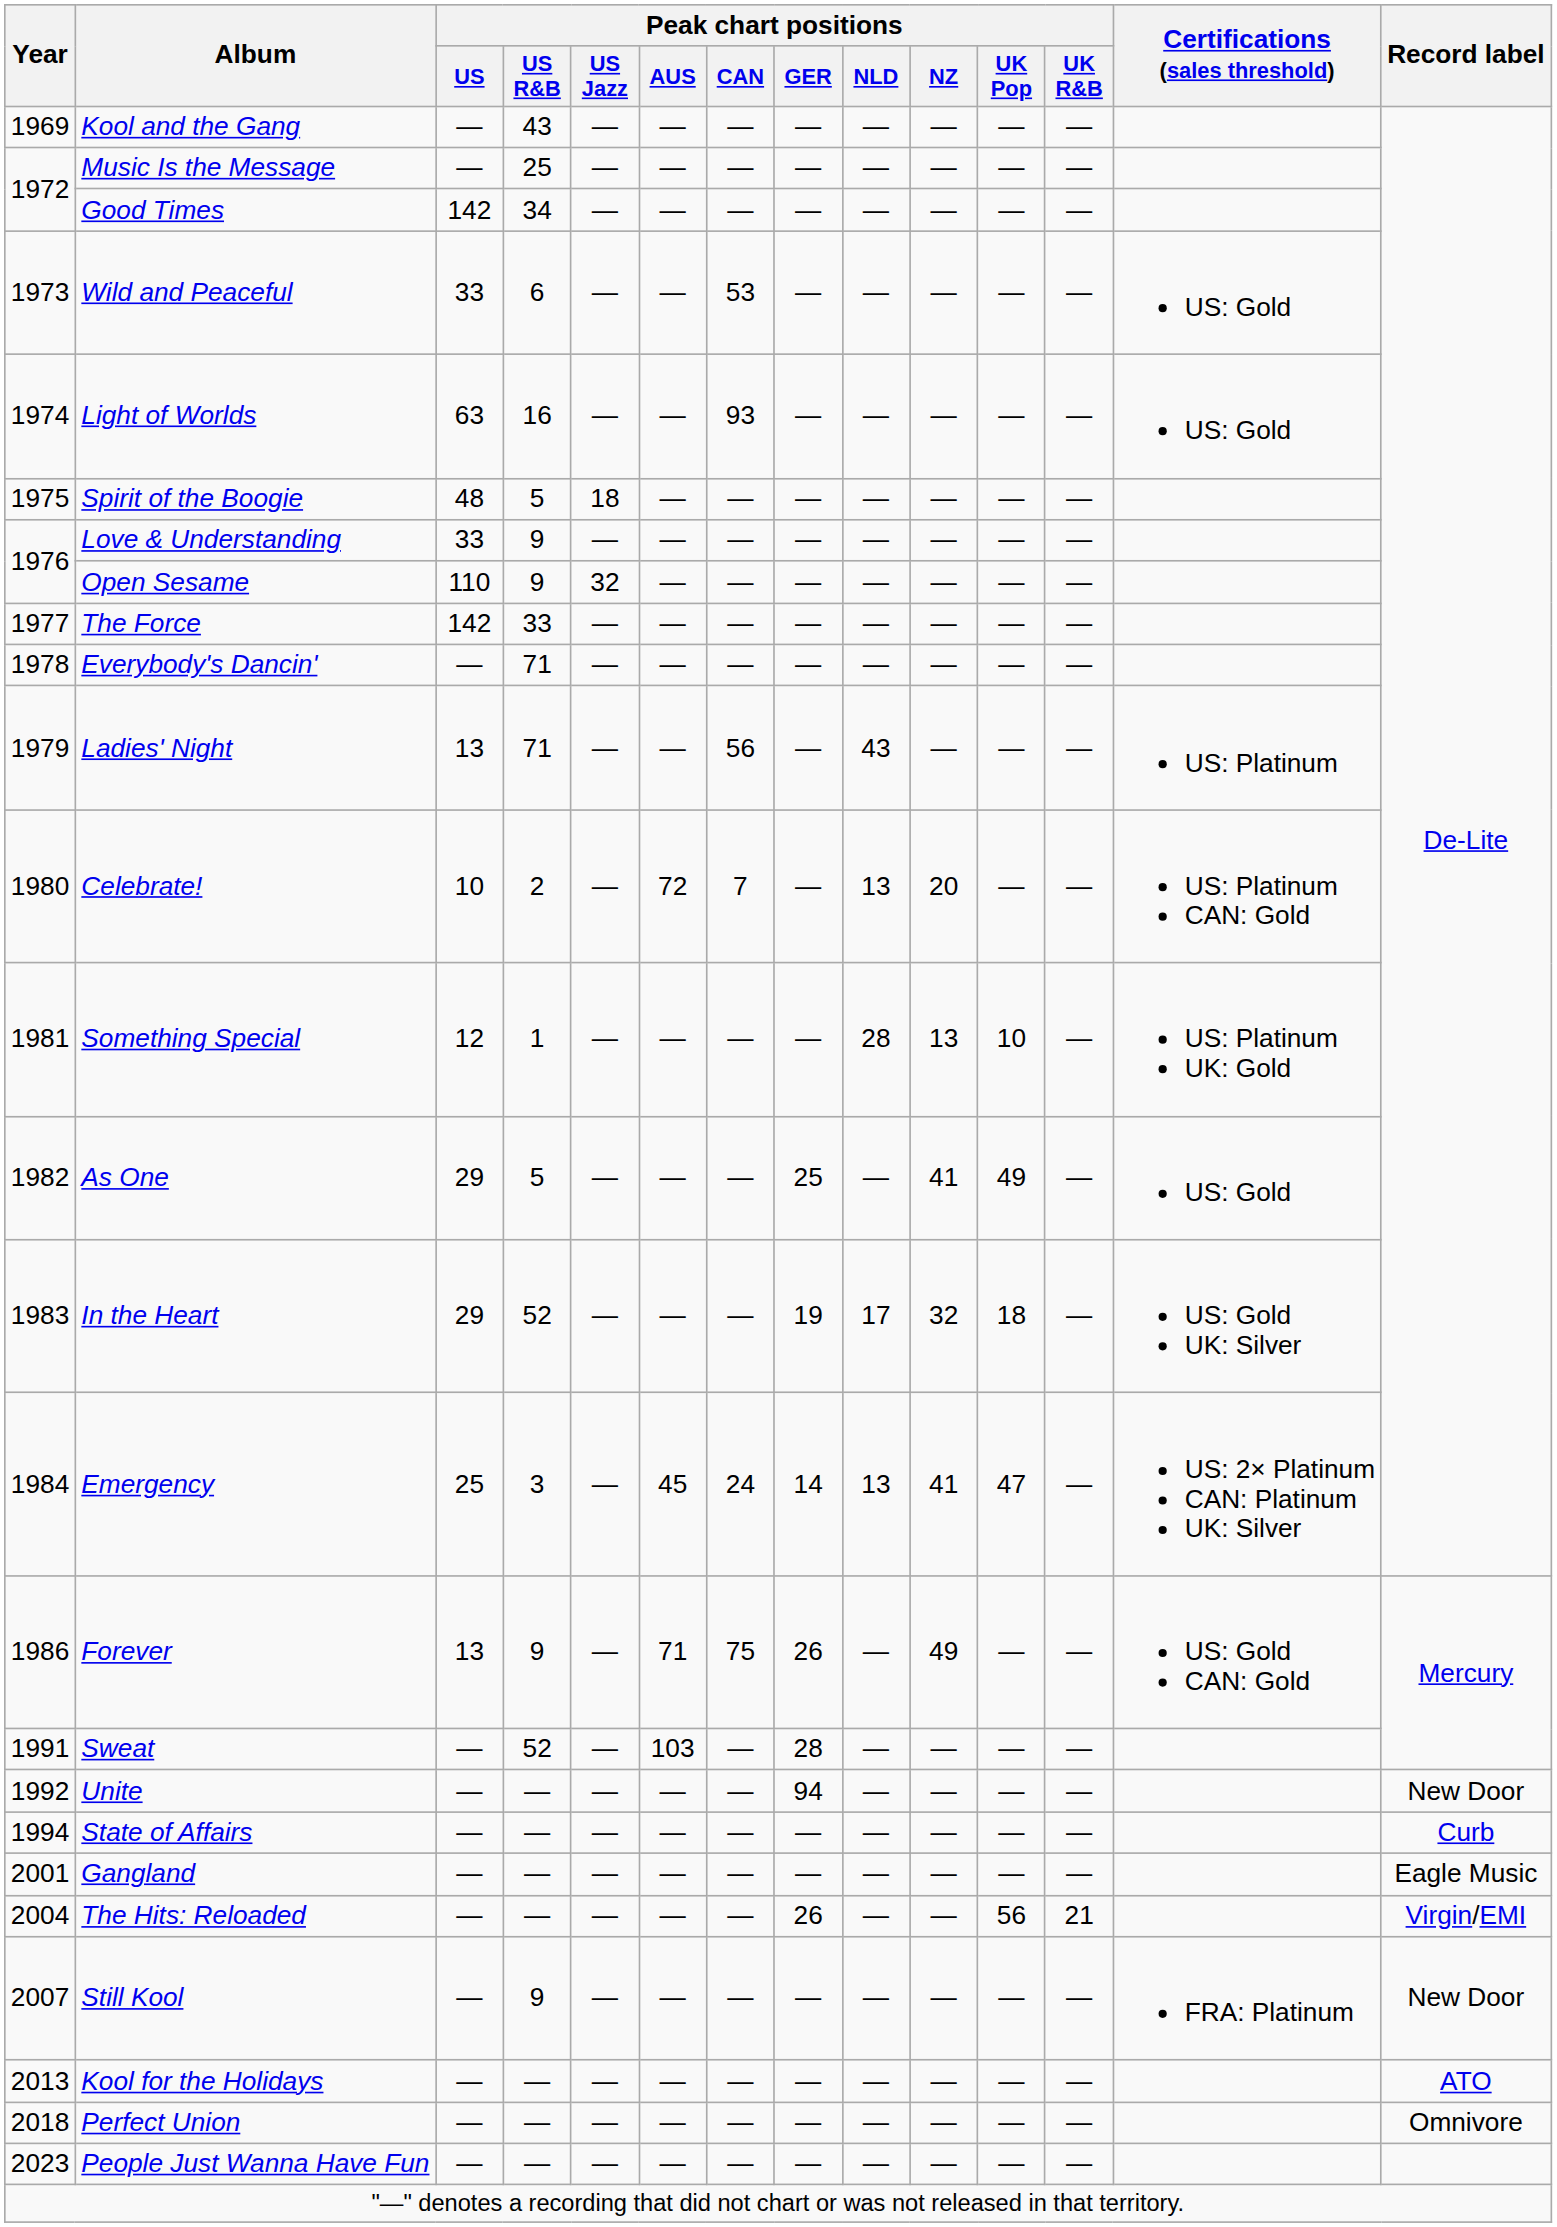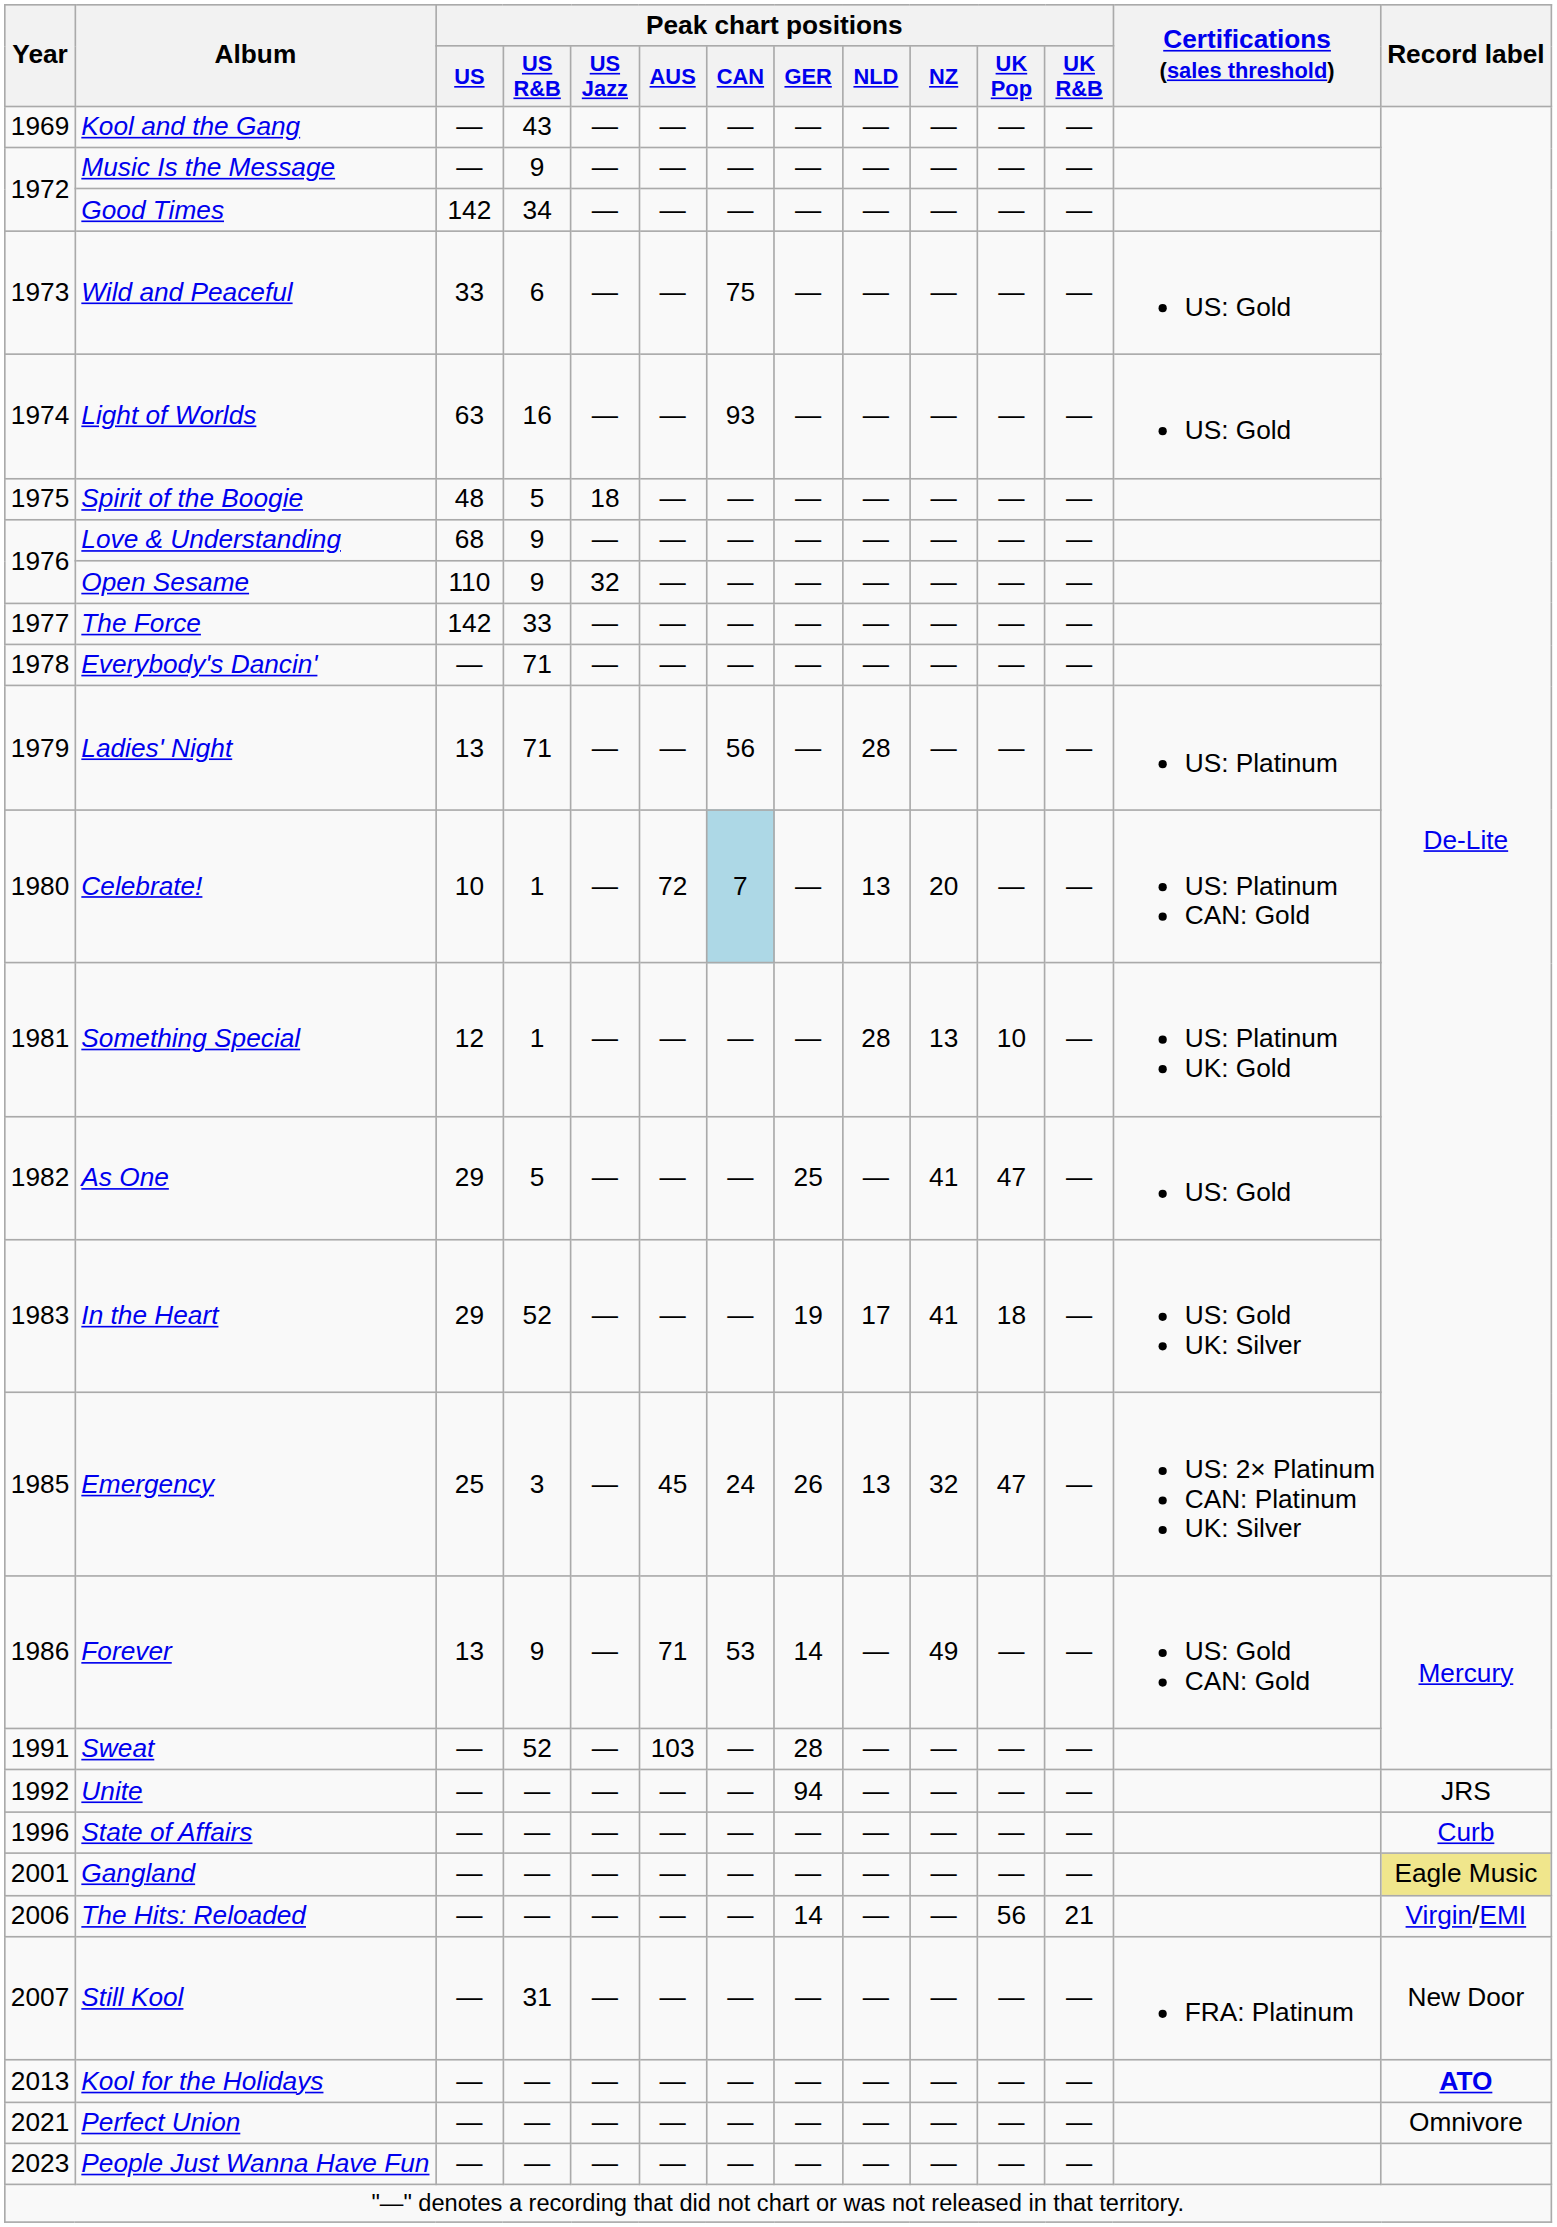(537, 168) 25 -> (537, 168) 9
(740, 292) 53 -> (740, 292) 75
(469, 540) 33 -> (469, 540) 68
(876, 747) 43 -> (876, 747) 28
(537, 886) 2 -> (537, 886) 1
(740, 886) no background -> (740, 886) lightblue background
(1011, 1177) 49 -> (1011, 1177) 47
(944, 1315) 32 -> (944, 1315) 41
(40, 1483) 1984 -> (40, 1483) 1985
(808, 1483) 14 -> (808, 1483) 26
(944, 1483) 41 -> (944, 1483) 32
(740, 1651) 75 -> (740, 1651) 53
(808, 1651) 26 -> (808, 1651) 14
(1466, 1790) New Door -> (1466, 1790) JRS
(40, 1832) 1994 -> (40, 1832) 1996
(1466, 1873) no background -> (1466, 1873) khaki background
(40, 1915) 2004 -> (40, 1915) 2006
(808, 1915) 26 -> (808, 1915) 14
(537, 1998) 9 -> (537, 1998) 31
(1466, 2080) normal -> (1466, 2080) bold
(40, 2122) 2018 -> (40, 2122) 2021
